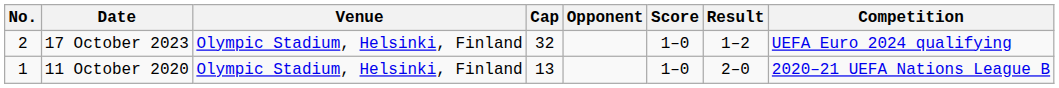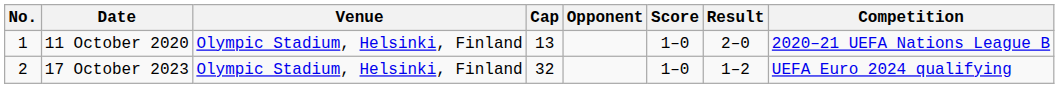rows swapped: (117, 70) <-> (117, 44)
